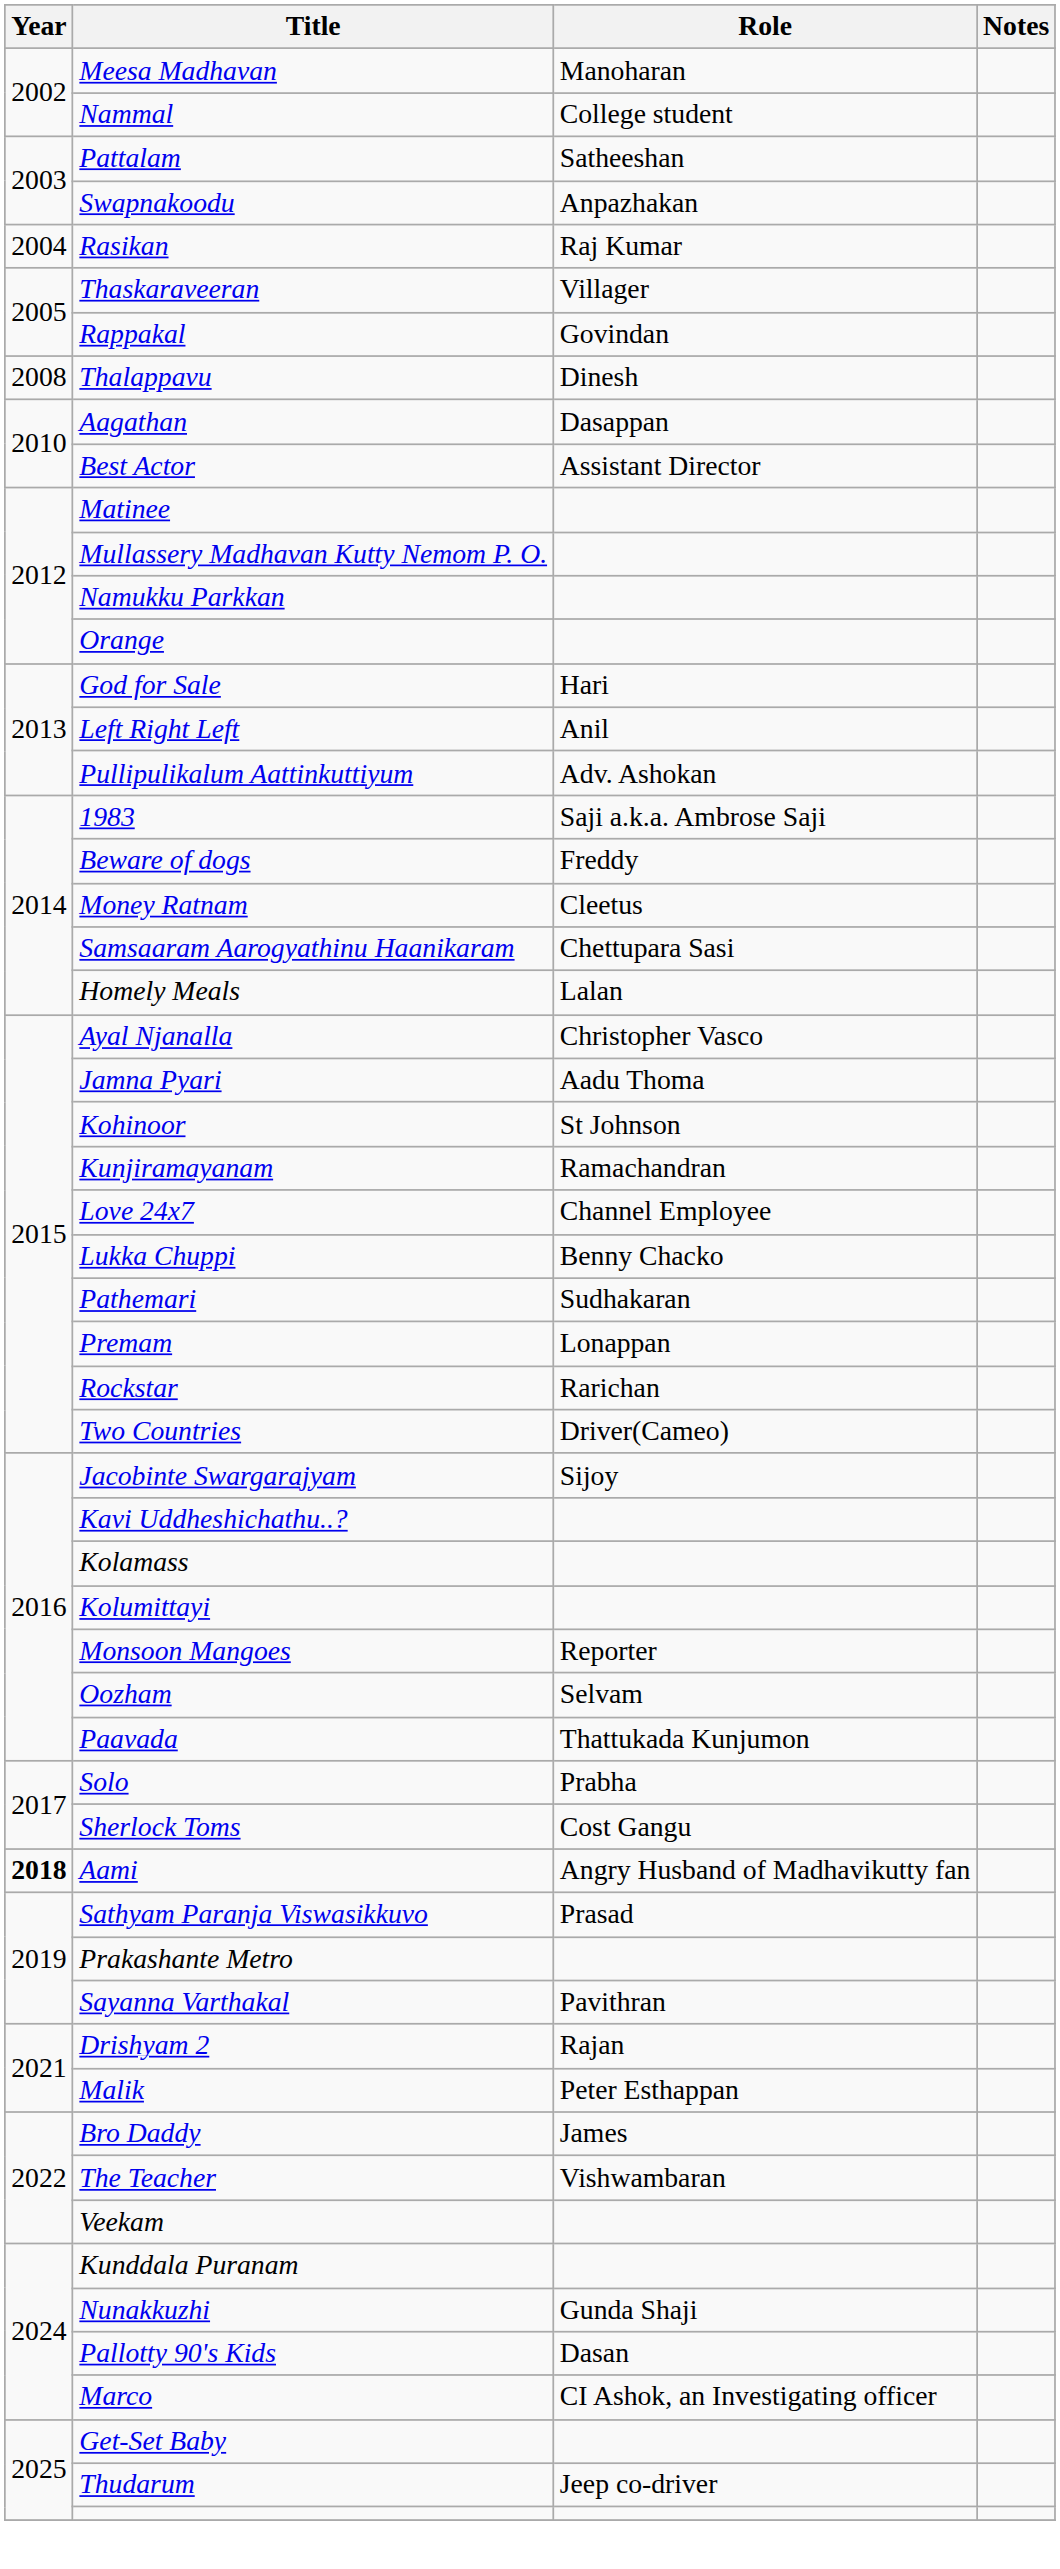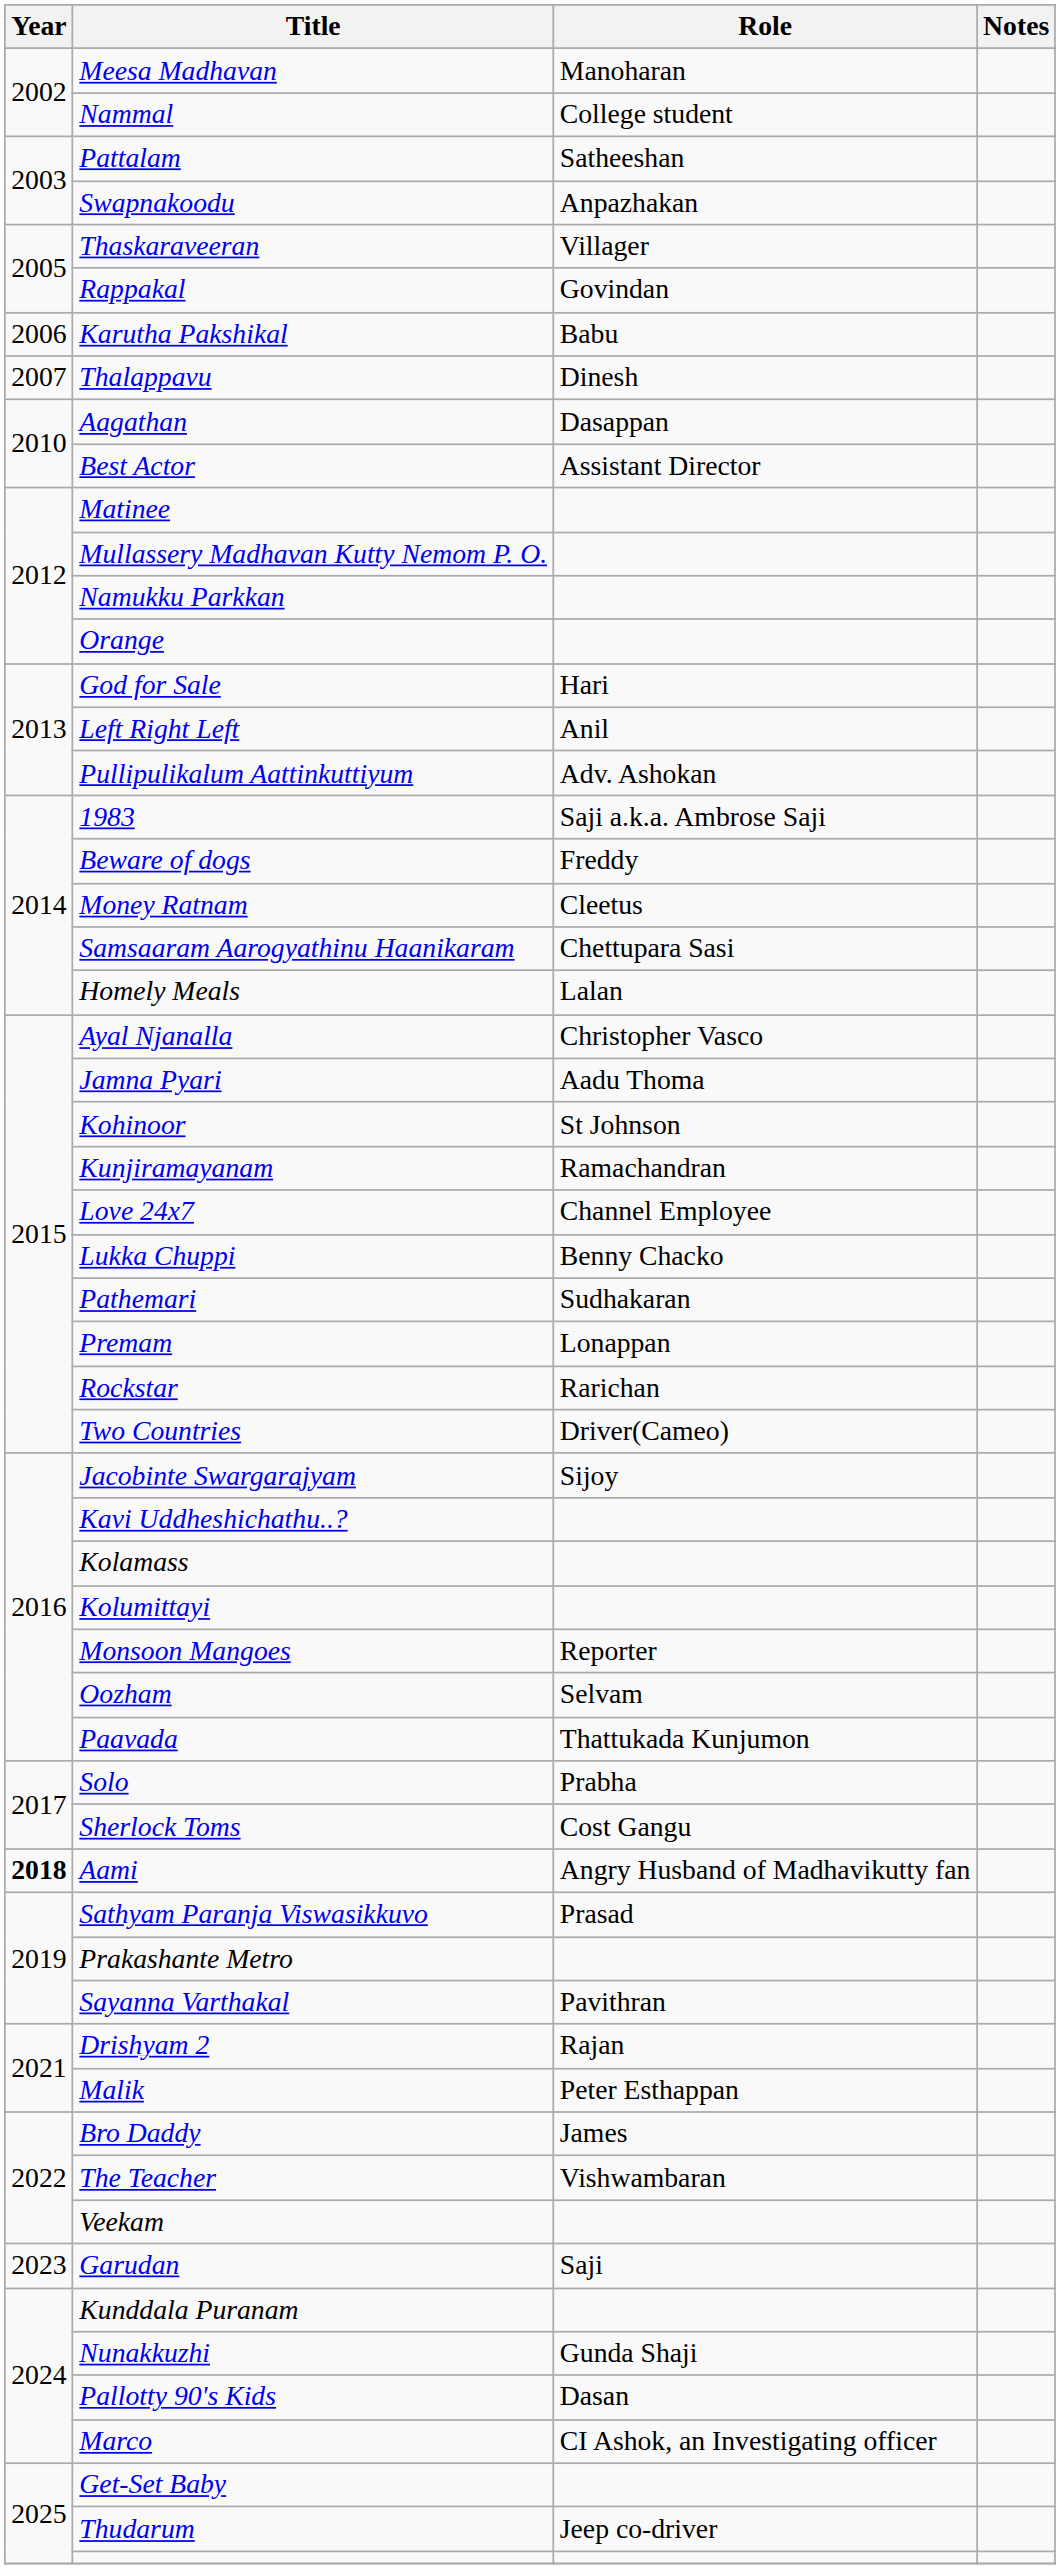- row: (124, 245)
+ row: (184, 333)
(39, 377) 2008 -> (39, 377) 2007
+ row: (129, 2265)
